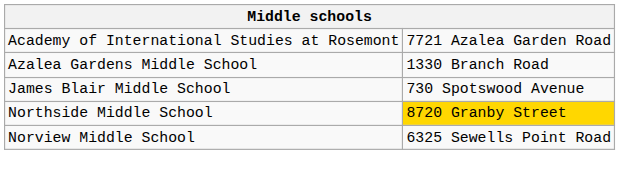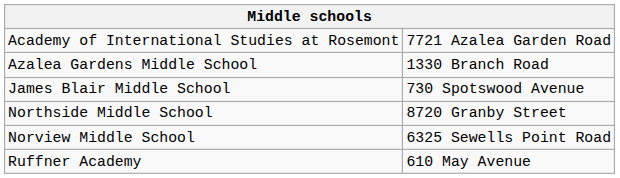(487, 113) gold background -> (487, 113) no background
+ row: (75, 162)
